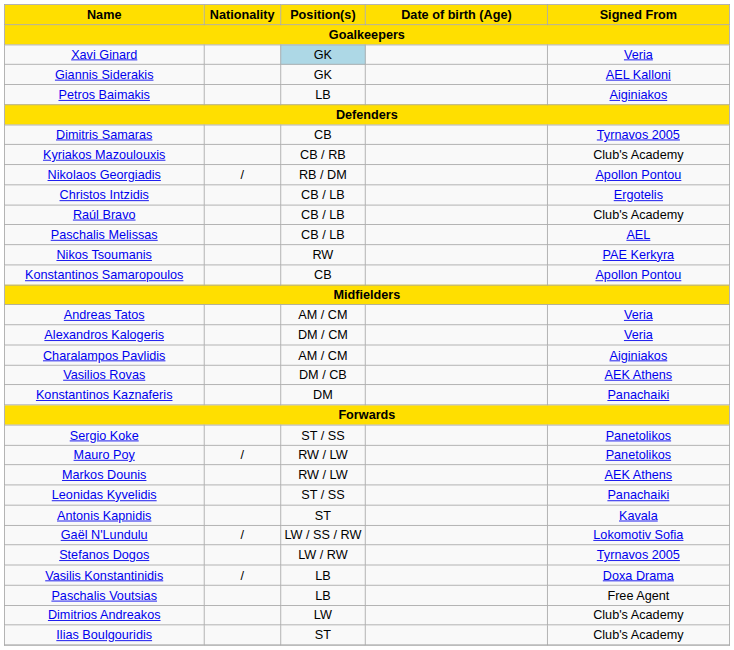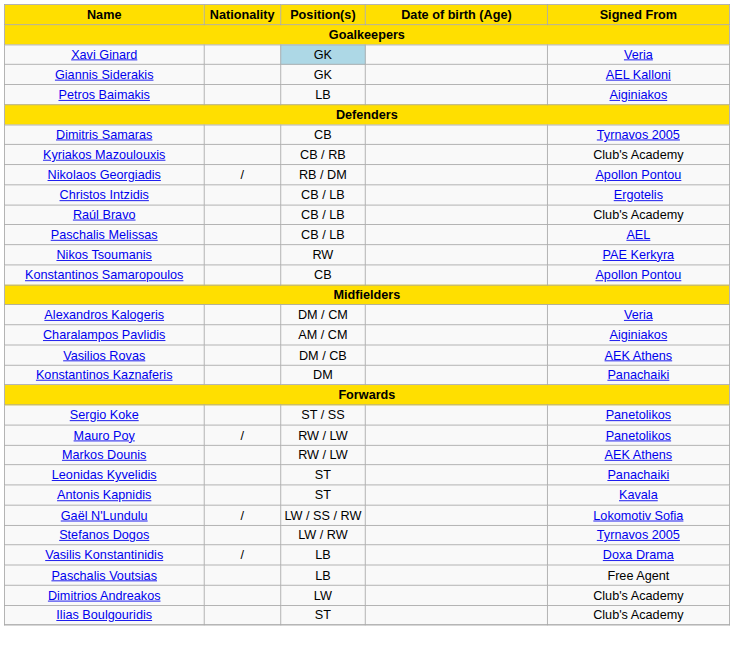- row: (104, 315)
(323, 495) ST / SS -> (323, 475) ST
